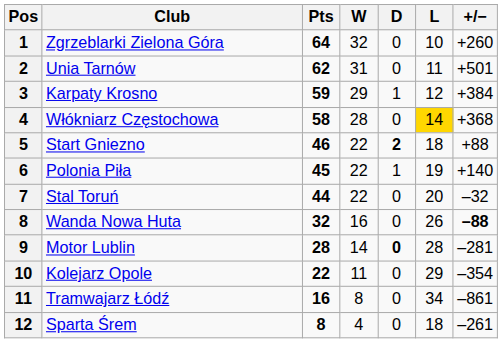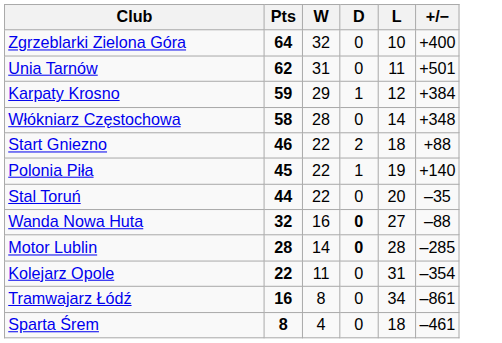- column: (23, 17)
(475, 42) +260 -> (437, 42) +400
(434, 119) gold background -> (397, 119) no background
(475, 119) +368 -> (437, 119) +348
(397, 145) bold -> (359, 145) normal
(475, 196) –32 -> (437, 196) –35
(397, 222) normal -> (359, 222) bold
(434, 222) 26 -> (397, 222) 27
(475, 222) bold -> (437, 222) normal
(475, 247) –281 -> (437, 247) –285
(434, 273) 29 -> (397, 273) 31
(475, 324) –261 -> (437, 324) –461
